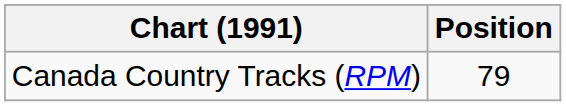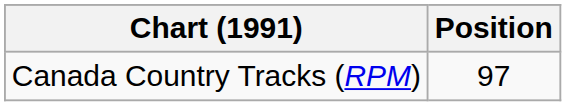(494, 75) 79 -> (494, 75) 97
